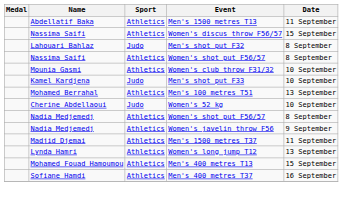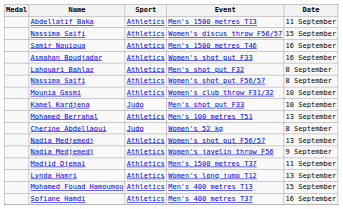+ row: (58, 45)
+ row: (66, 57)
(135, 45) Judo -> (146, 69) Athletics
(311, 104) 10 September -> (309, 128) 8 September
(309, 116) 8 September -> (311, 140) 13 September
